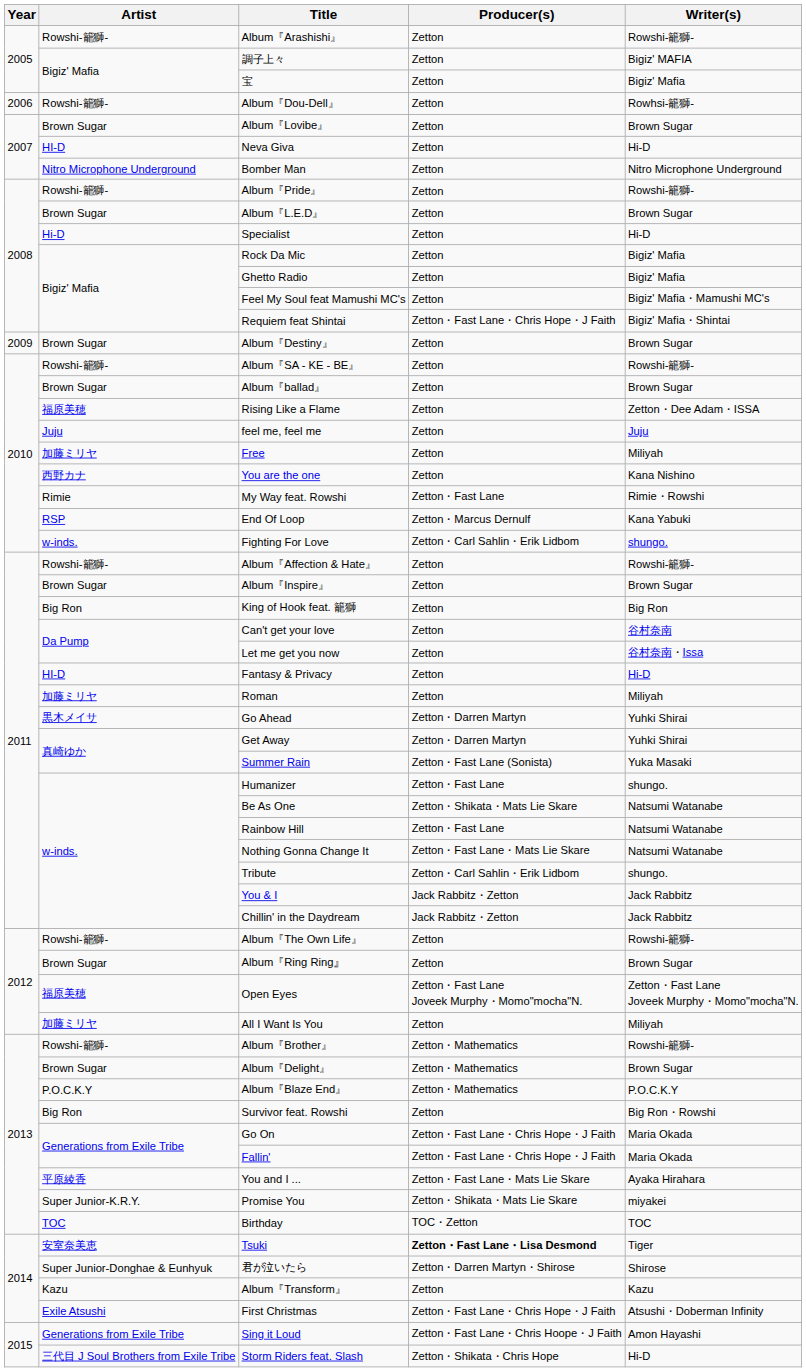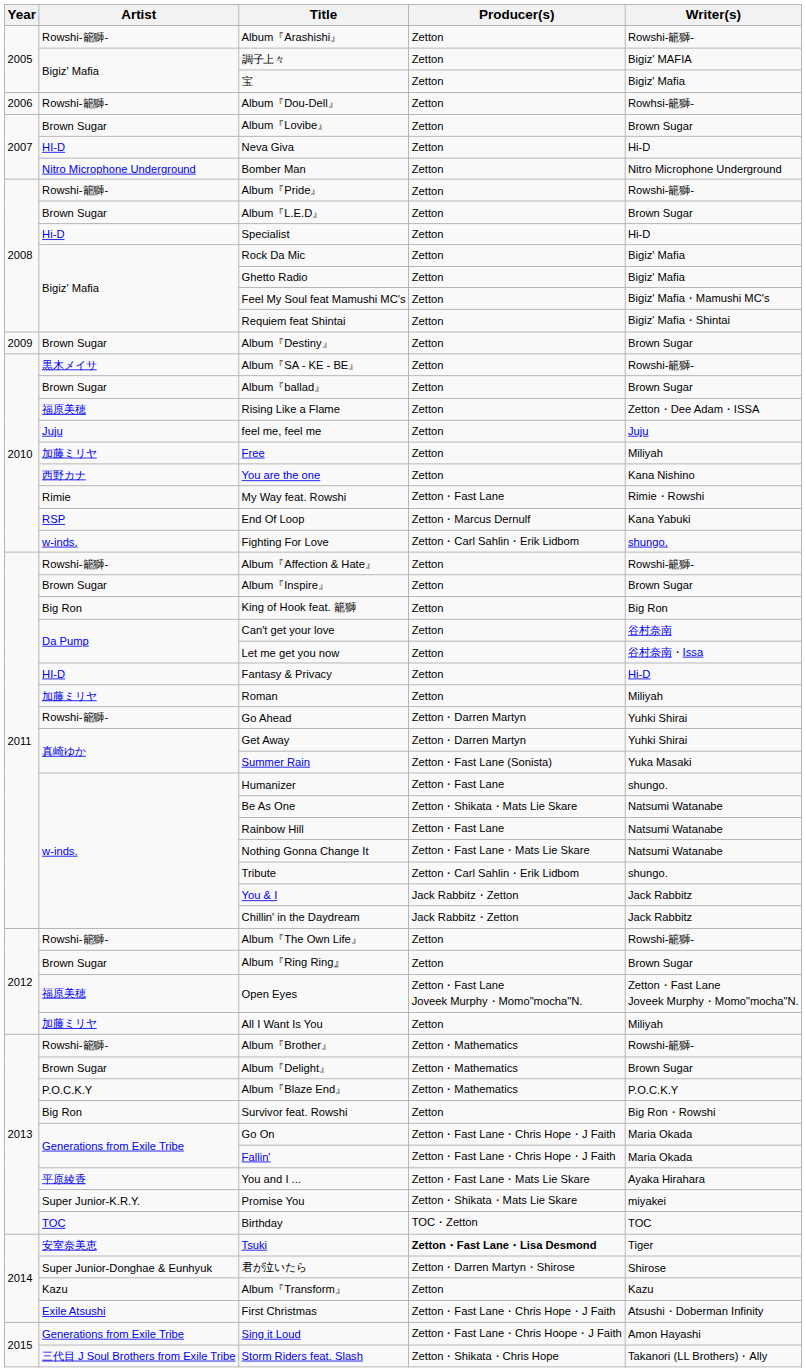(514, 321) Zetton・Fast Lane・Chris Hope・J Faith -> (428, 321) Zetton
(75, 365) Rowshi-籠獅- -> (69, 365) 黒木メイサ
(69, 718) 黒木メイサ -> (75, 718) Rowshi-籠獅-
(639, 1356) Hi-D -> (698, 1356) Takanori (LL Brothers)・Ally
